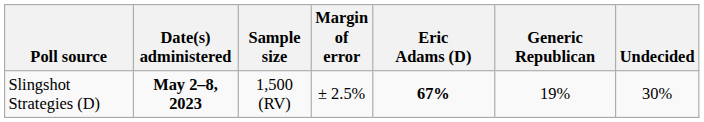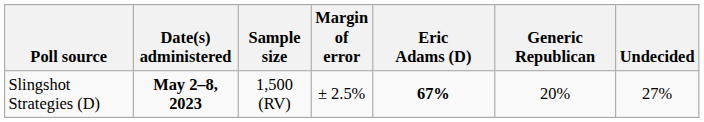(555, 93) 19% -> (555, 93) 20%
(657, 93) 30% -> (657, 93) 27%
